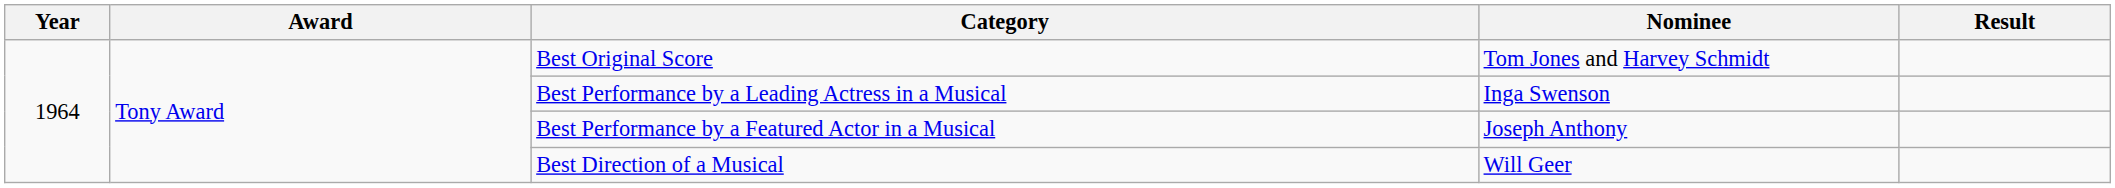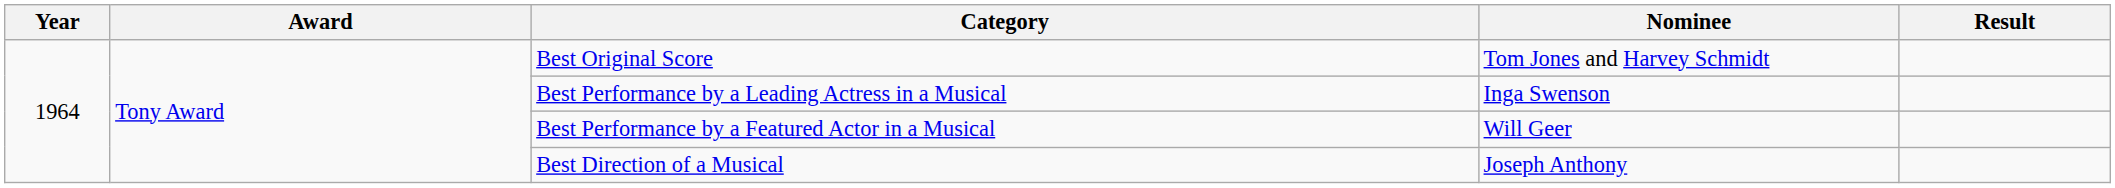(1555, 128) Joseph Anthony -> (1528, 128) Will Geer
(1528, 164) Will Geer -> (1555, 164) Joseph Anthony
